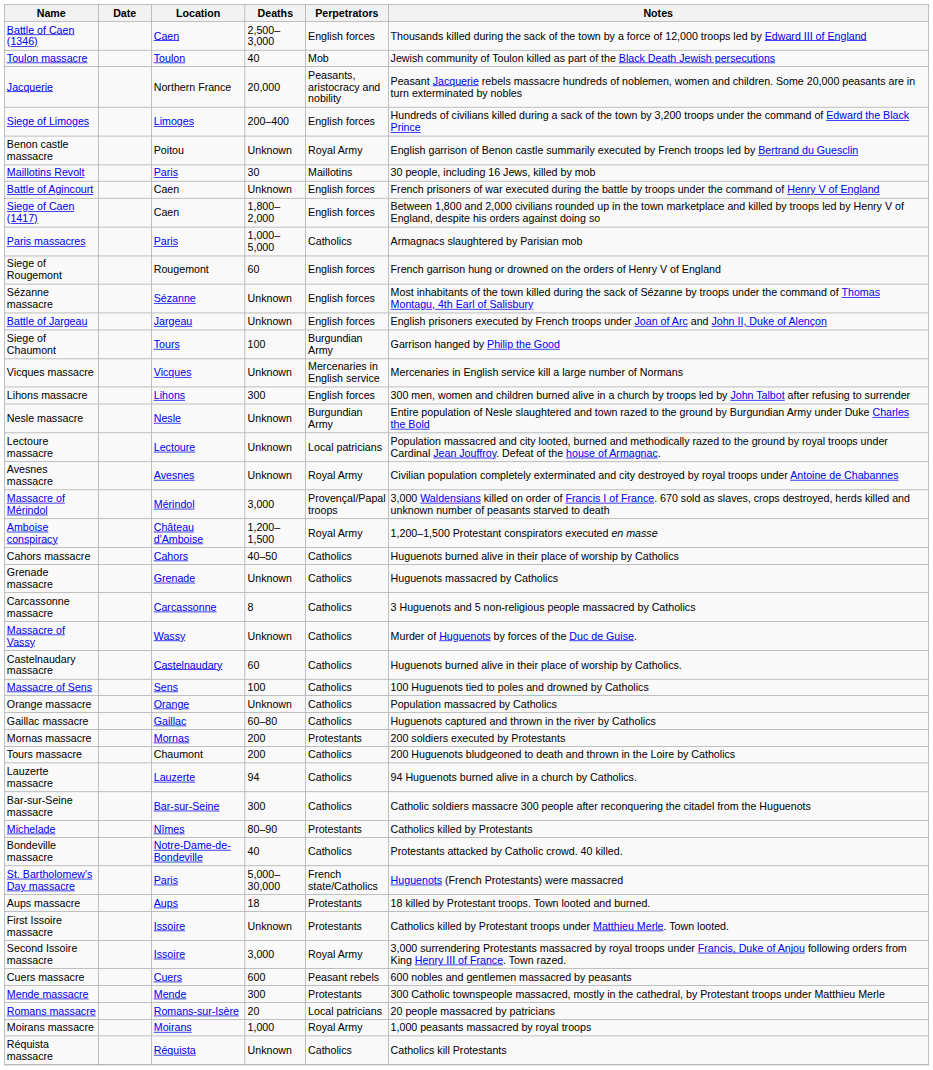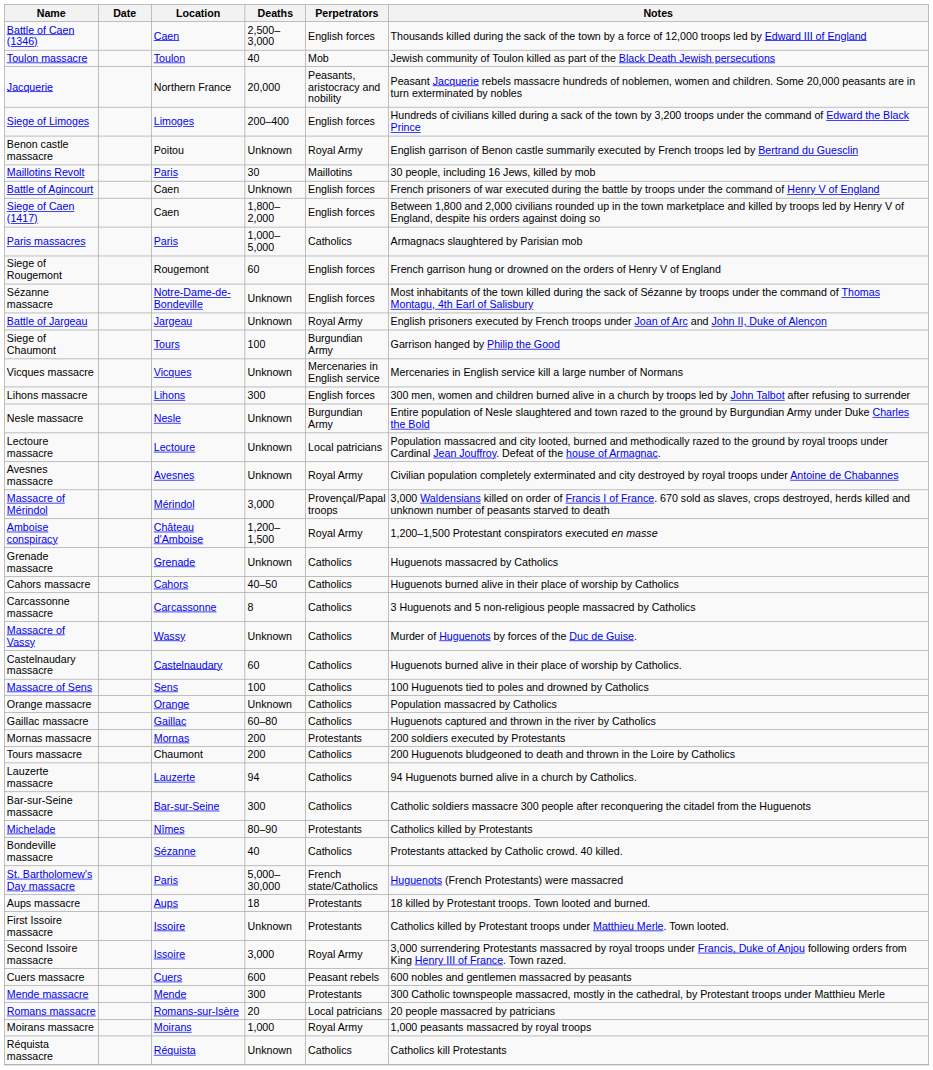(175, 299) Sézanne -> (192, 299) Notre-Dame-de-Bondeville
(341, 322) English forces -> (335, 322) Royal Army
rows swapped: (49, 556) <-> (30, 579)
(192, 852) Notre-Dame-de-Bondeville -> (175, 852) Sézanne
